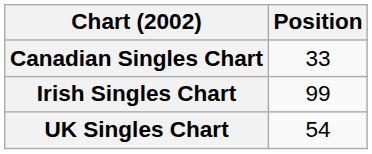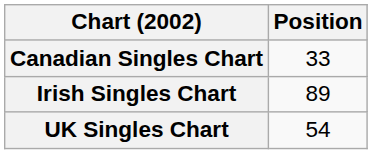(318, 93) 99 -> (318, 93) 89
